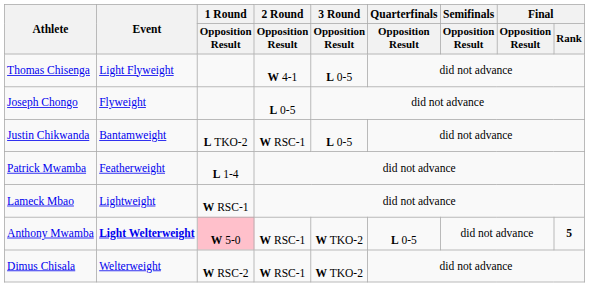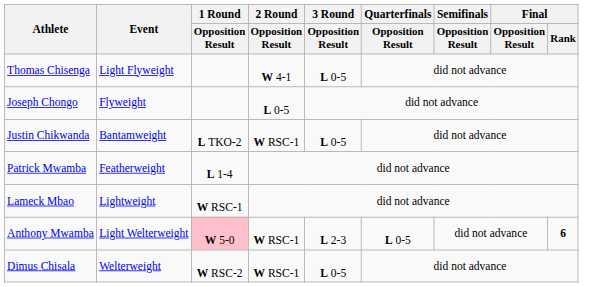(147, 233) bold -> (144, 233) normal
(339, 240) W TKO-2 -> (333, 240) L 2-3
(569, 233) 5 -> (563, 233) 6
(339, 273) W TKO-2 -> (333, 273) L 0-5
